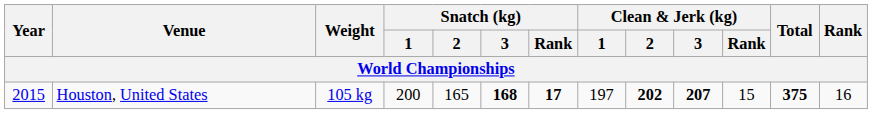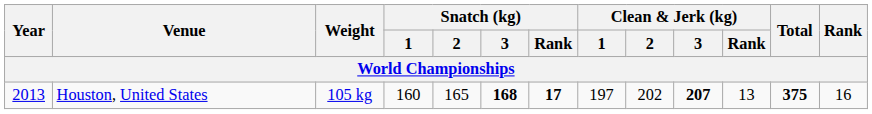(29, 95) 2015 -> (29, 95) 2013
(408, 95) 200 -> (408, 95) 160
(650, 95) bold -> (650, 95) normal
(746, 95) 15 -> (746, 95) 13
